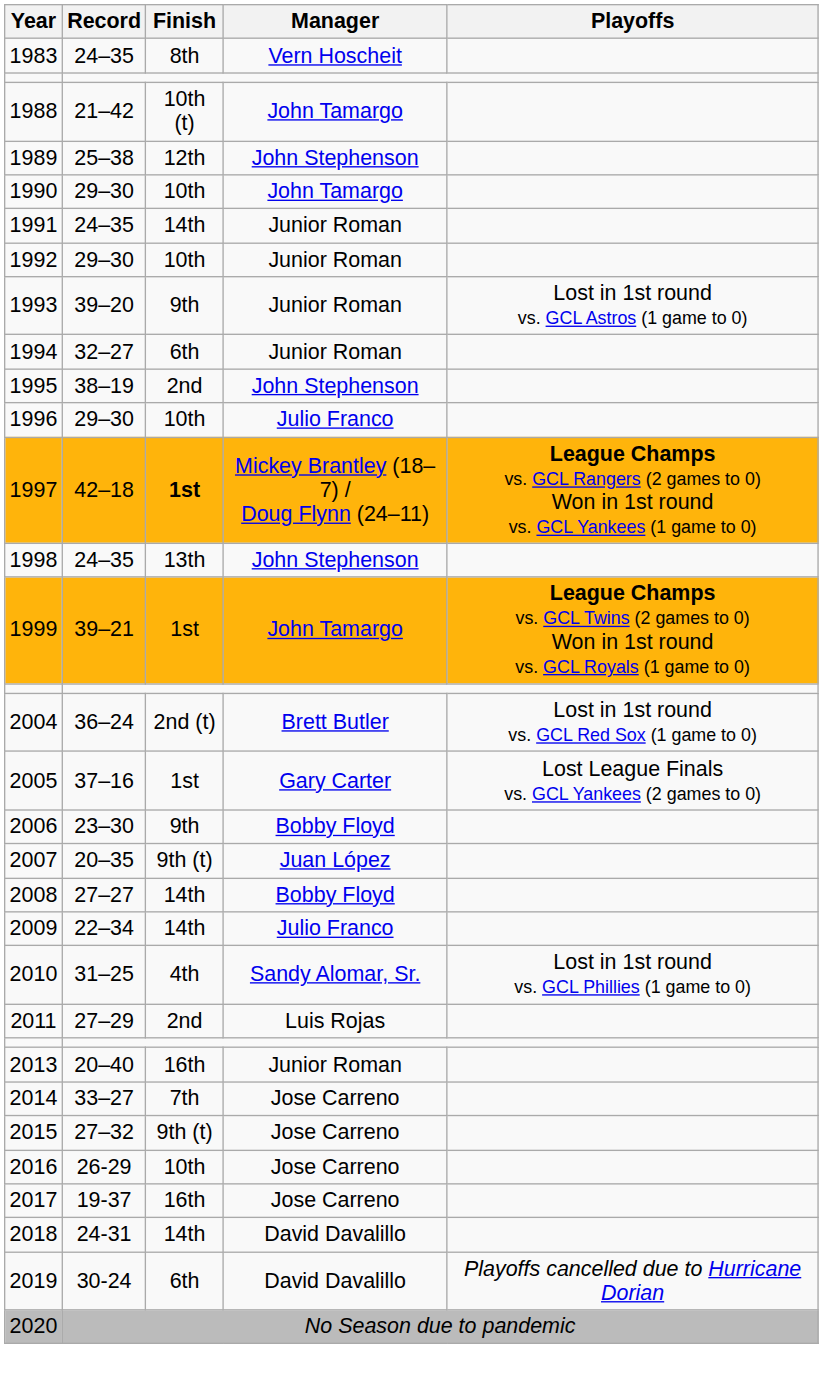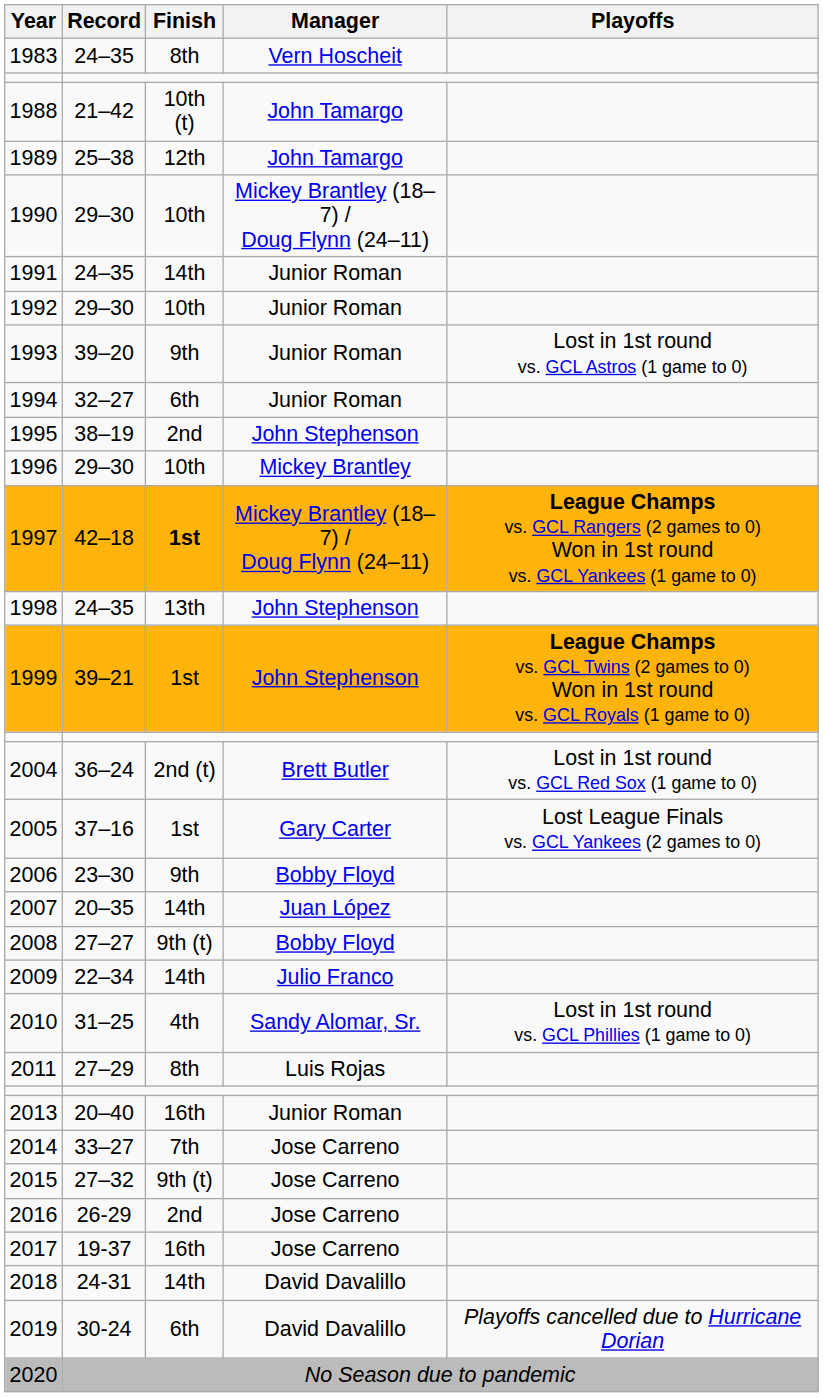(335, 157) John Stephenson -> (335, 157) John Tamargo
(335, 191) John Tamargo -> (335, 215) Mickey Brantley (18–7) / Doug Flynn (24–11)
(335, 419) Julio Franco -> (335, 467) Mickey Brantley
(335, 630) John Tamargo -> (335, 678) John Stephenson
(185, 860) 9th (t) -> (185, 908) 14th
(185, 894) 14th -> (185, 942) 9th (t)
(185, 1020) 2nd -> (185, 1068) 8th
(185, 1166) 10th -> (185, 1214) 2nd
